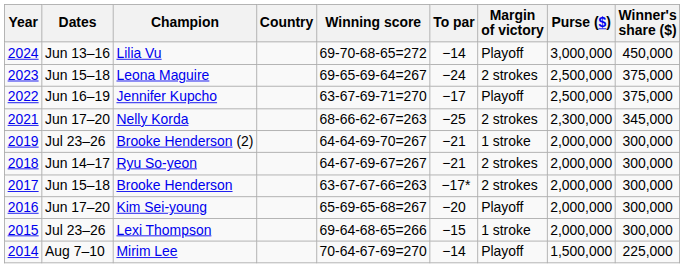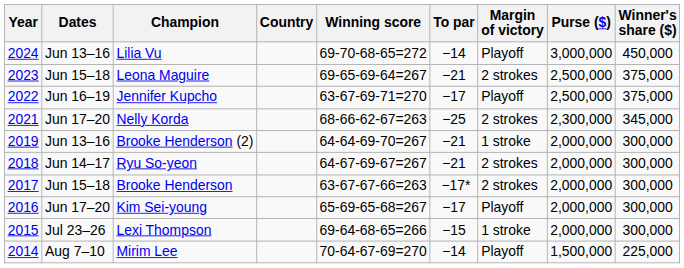(454, 75) −24 -> (454, 75) −21
(75, 141) Jul 23–26 -> (78, 141) Jun 13–16
(454, 207) −20 -> (454, 207) −17
